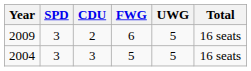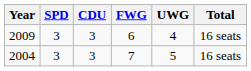(92, 35) 2 -> (92, 35) 3
(173, 35) 5 -> (173, 35) 4
(131, 55) 5 -> (131, 55) 7
